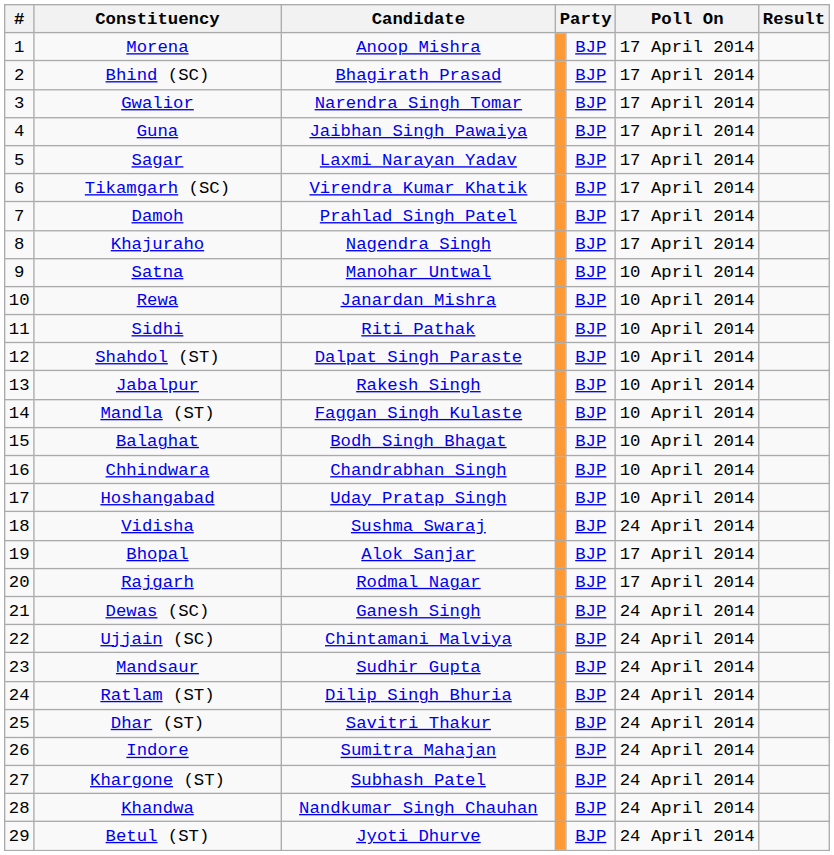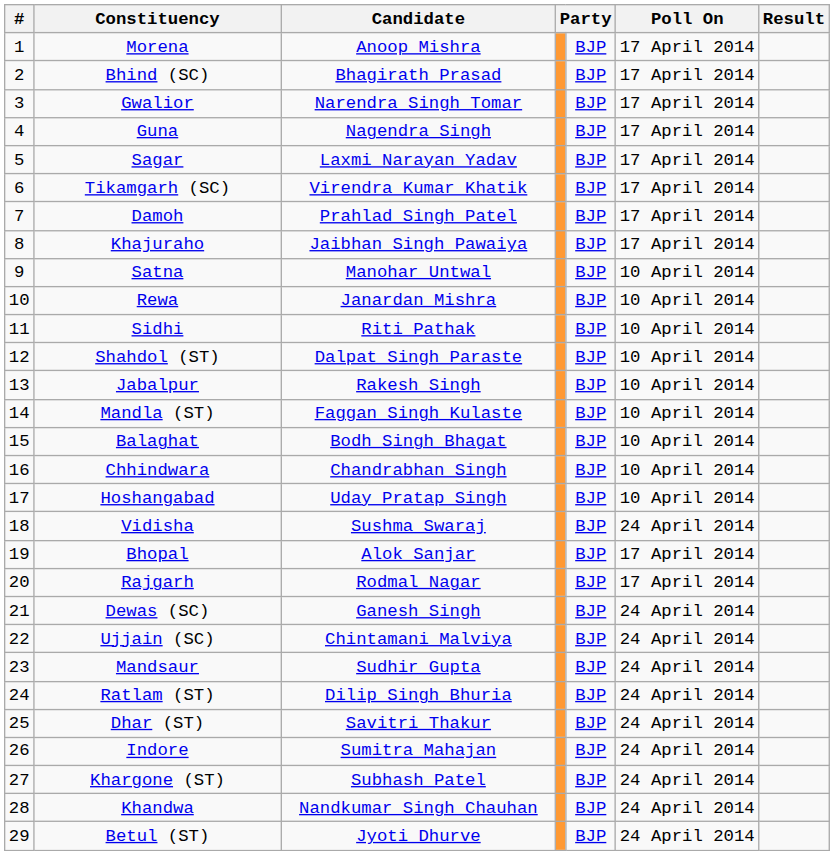(418, 131) Jaibhan Singh Pawaiya -> (418, 131) Nagendra Singh
(418, 244) Nagendra Singh -> (418, 244) Jaibhan Singh Pawaiya
